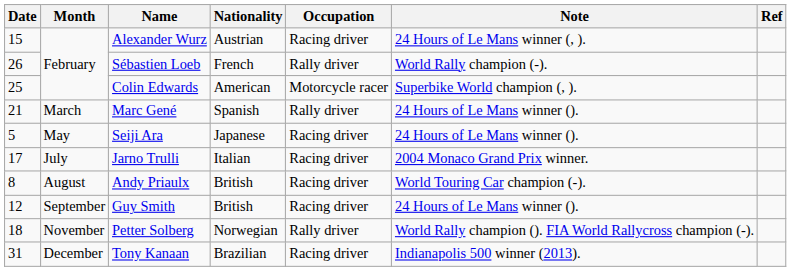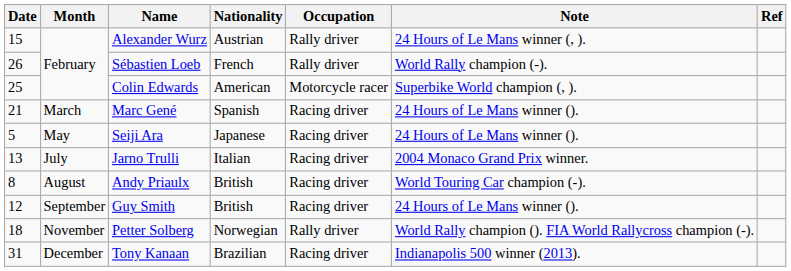(329, 39) Racing driver -> (324, 39) Rally driver
(324, 111) Rally driver -> (329, 111) Racing driver
(15, 158) 17 -> (15, 158) 13
